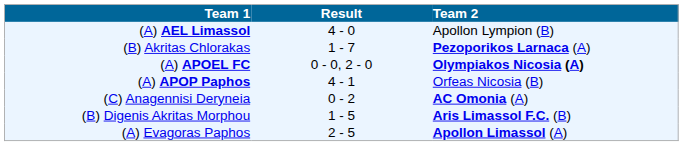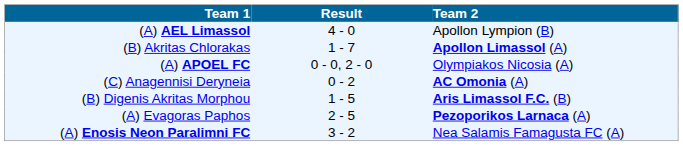(512, 47) Pezoporikos Larnaca (A) -> (500, 47) Apollon Limassol (A)
(508, 64) bold -> (503, 64) normal
- row: (194, 81)
(500, 132) Apollon Limassol (A) -> (512, 115) Pezoporikos Larnaca (A)
+ row: (155, 132)
